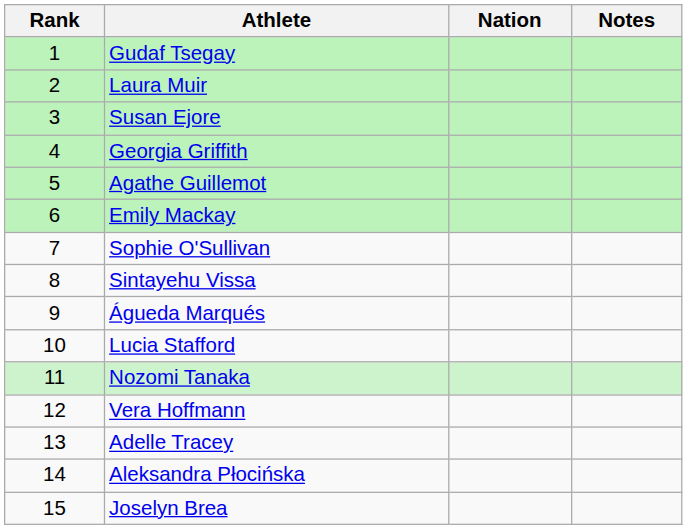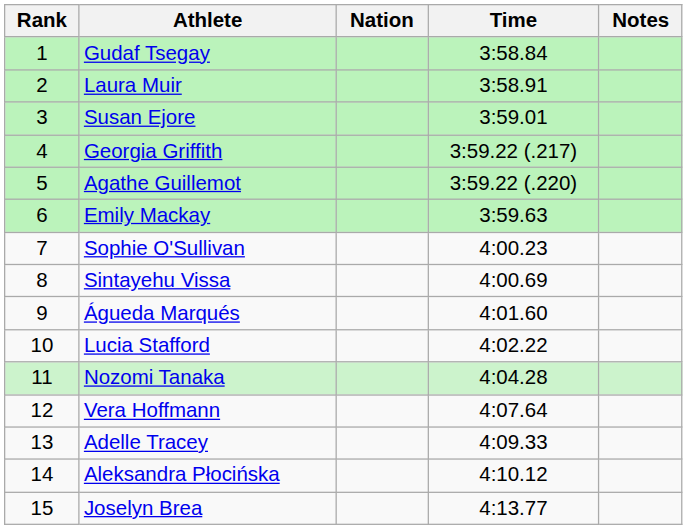+ column: (513, 20)
